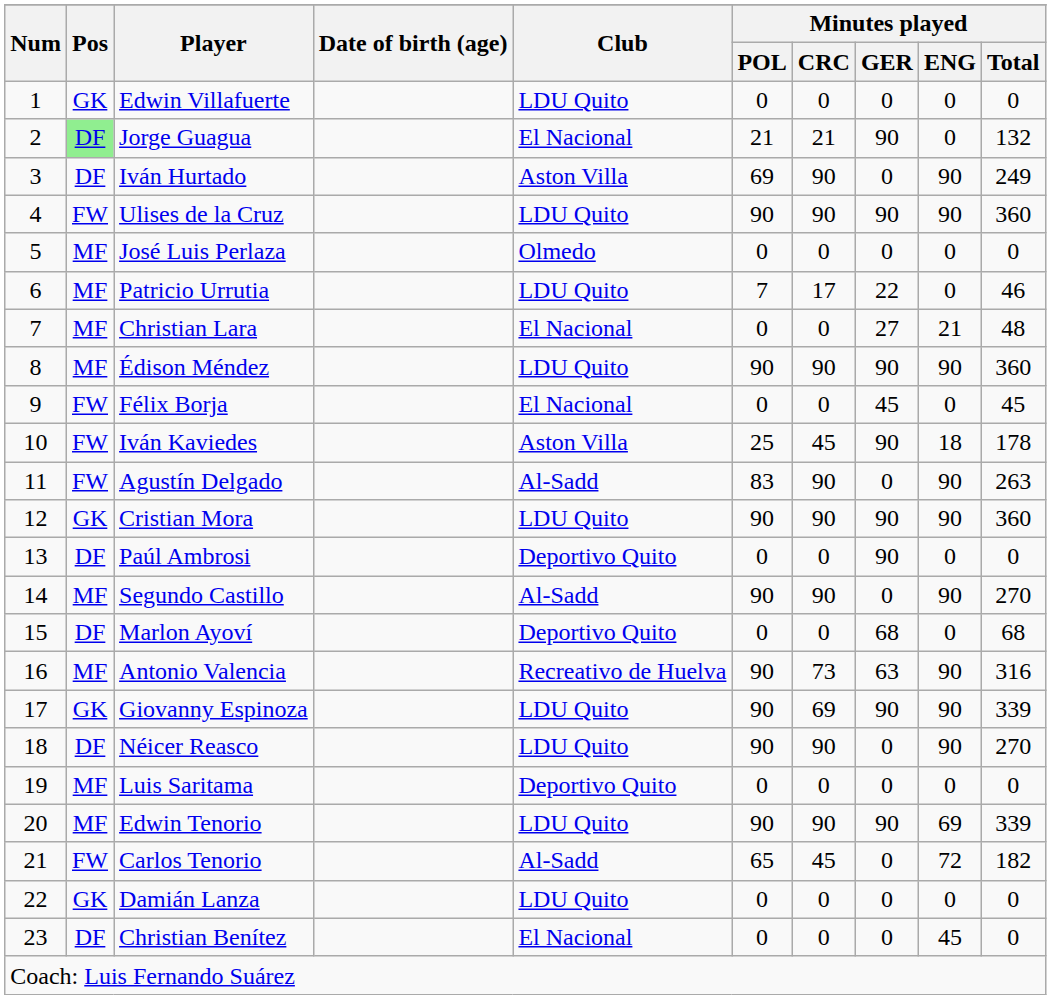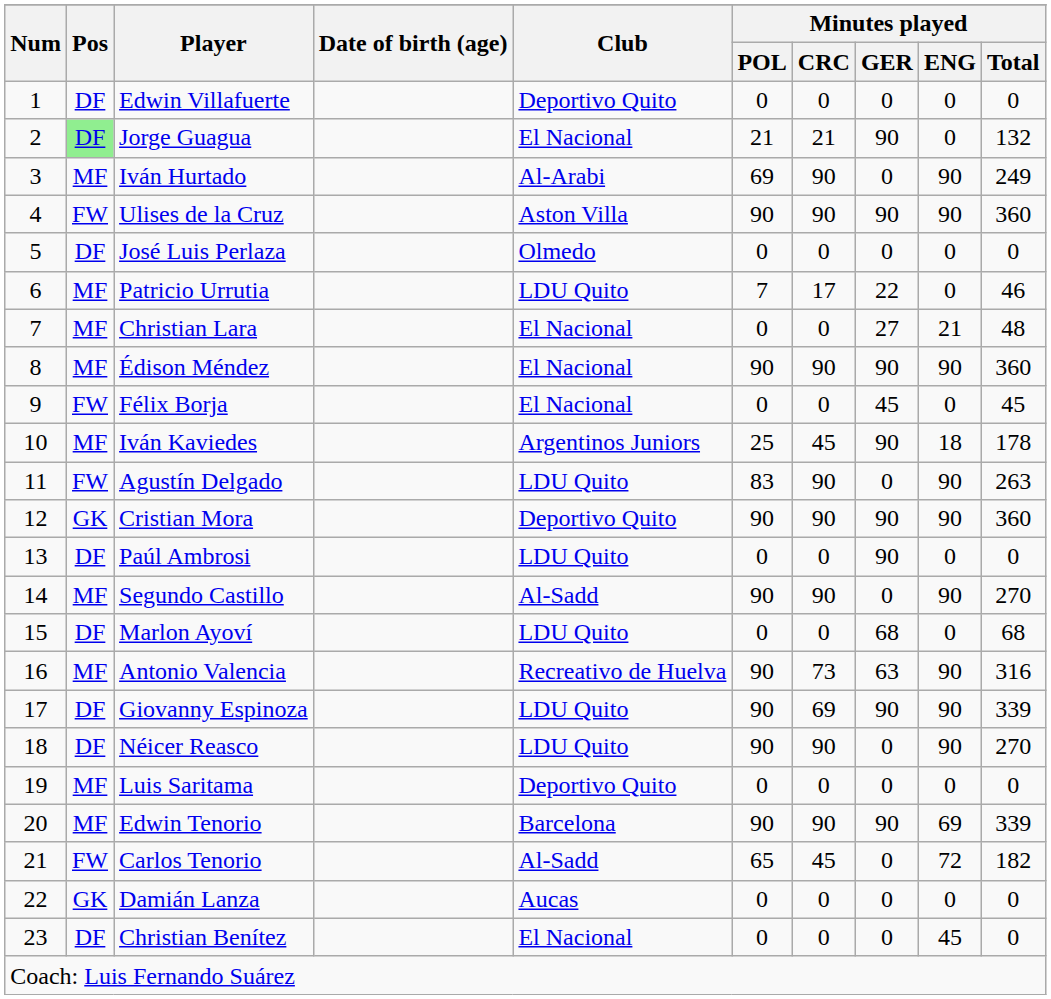(90, 99) GK -> (90, 99) DF
(573, 99) LDU Quito -> (597, 99) Deportivo Quito
(90, 175) DF -> (90, 175) MF
(573, 175) Aston Villa -> (562, 175) Al-Arabi
(573, 213) LDU Quito -> (573, 213) Aston Villa
(90, 251) MF -> (90, 251) DF
(573, 366) LDU Quito -> (575, 366) El Nacional
(90, 442) FW -> (90, 442) MF
(573, 442) Aston Villa -> (609, 442) Argentinos Juniors
(558, 480) Al-Sadd -> (573, 480) LDU Quito
(573, 518) LDU Quito -> (597, 518) Deportivo Quito
(597, 556) Deportivo Quito -> (573, 556) LDU Quito
(597, 632) Deportivo Quito -> (573, 632) LDU Quito
(90, 708) GK -> (90, 708) DF
(573, 822) LDU Quito -> (567, 822) Barcelona
(573, 898) LDU Quito -> (548, 898) Aucas
